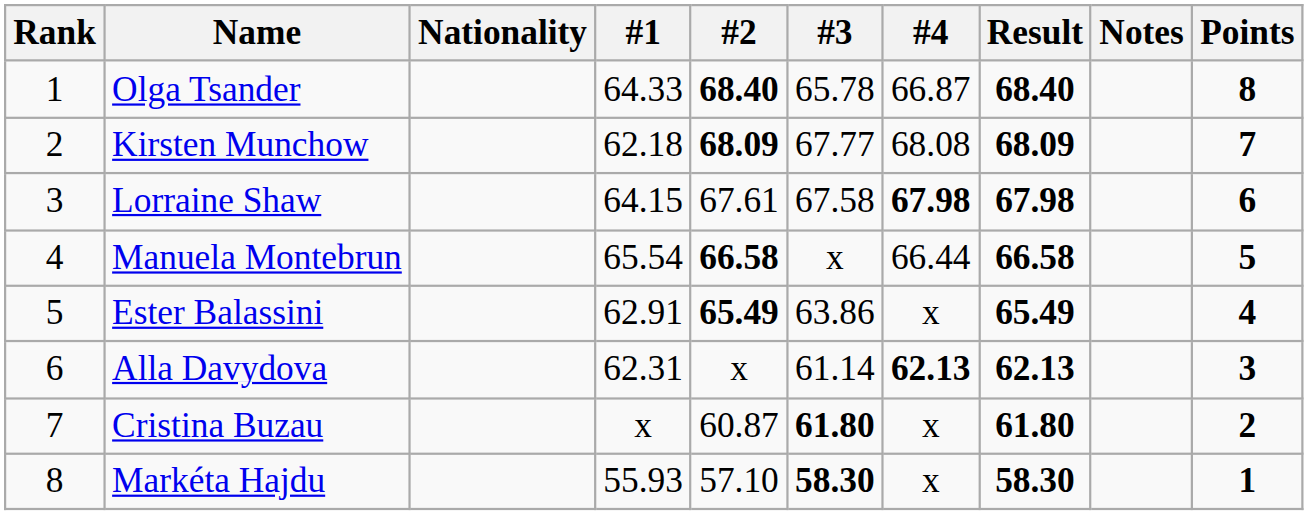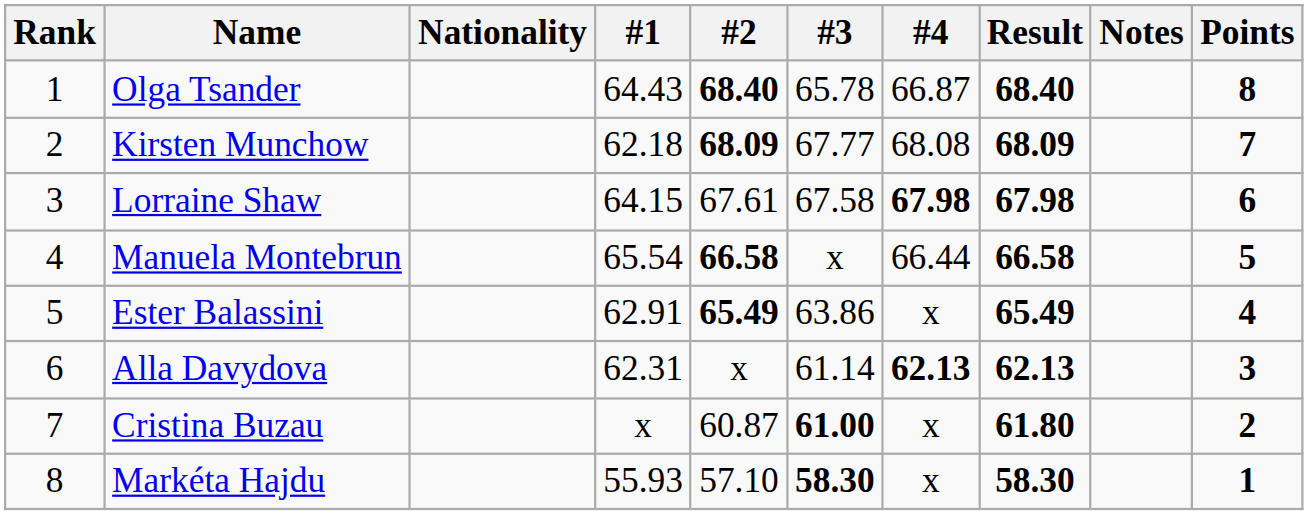(643, 88) 64.33 -> (643, 88) 64.43
(835, 425) 61.80 -> (835, 425) 61.00
